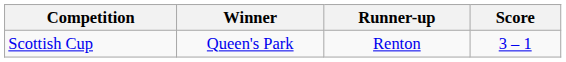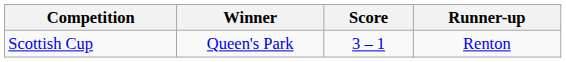columns swapped: (515, 17) <-> (397, 17)
